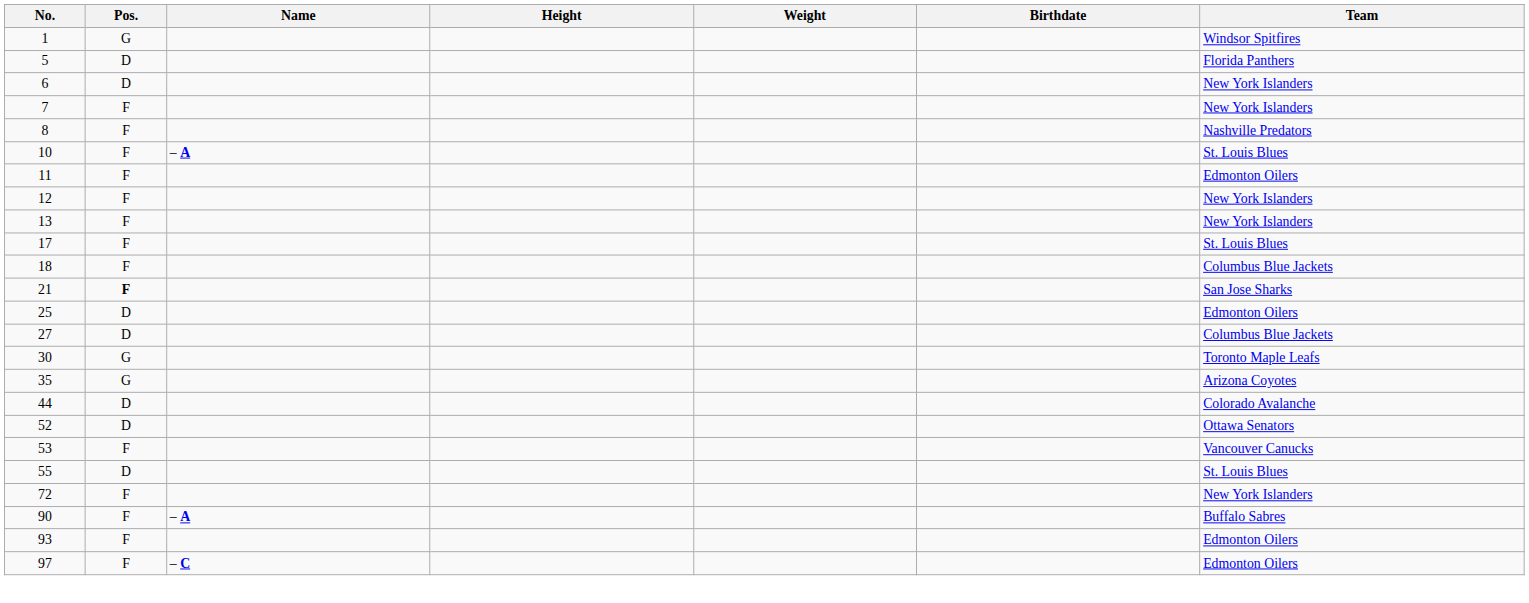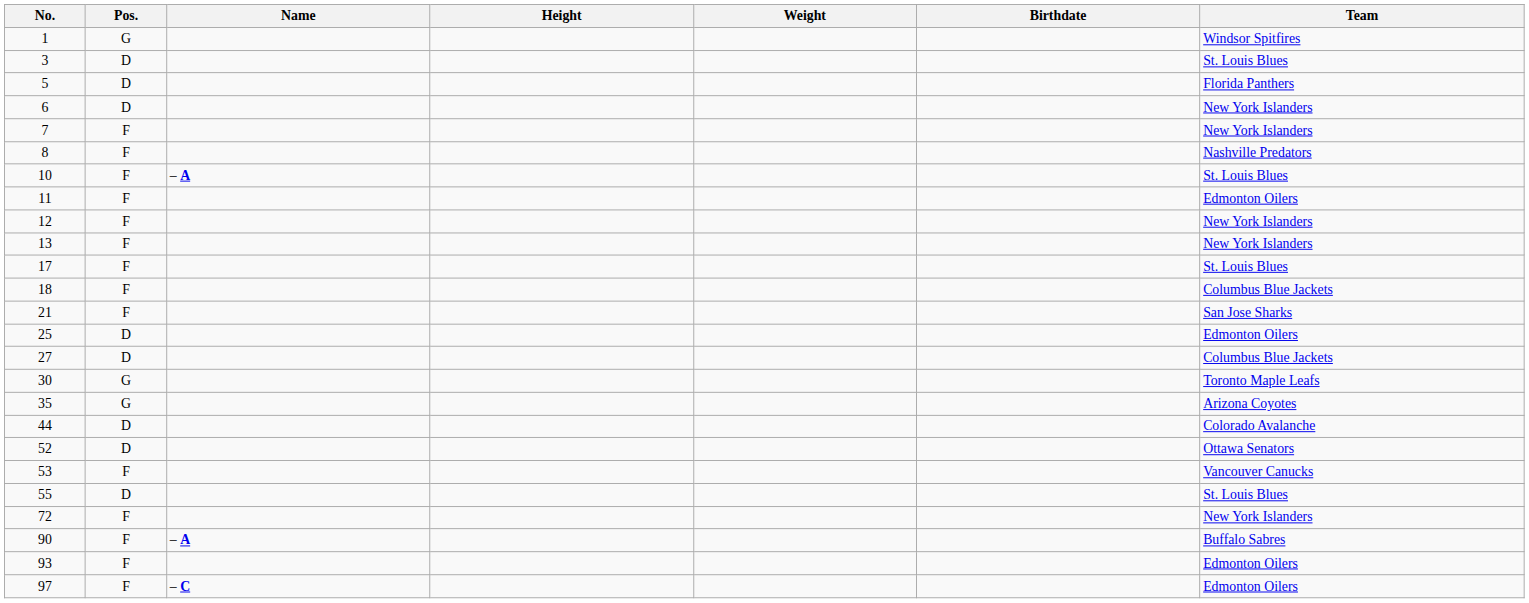+ row: (45, 61)
(126, 289) bold -> (126, 312) normal
